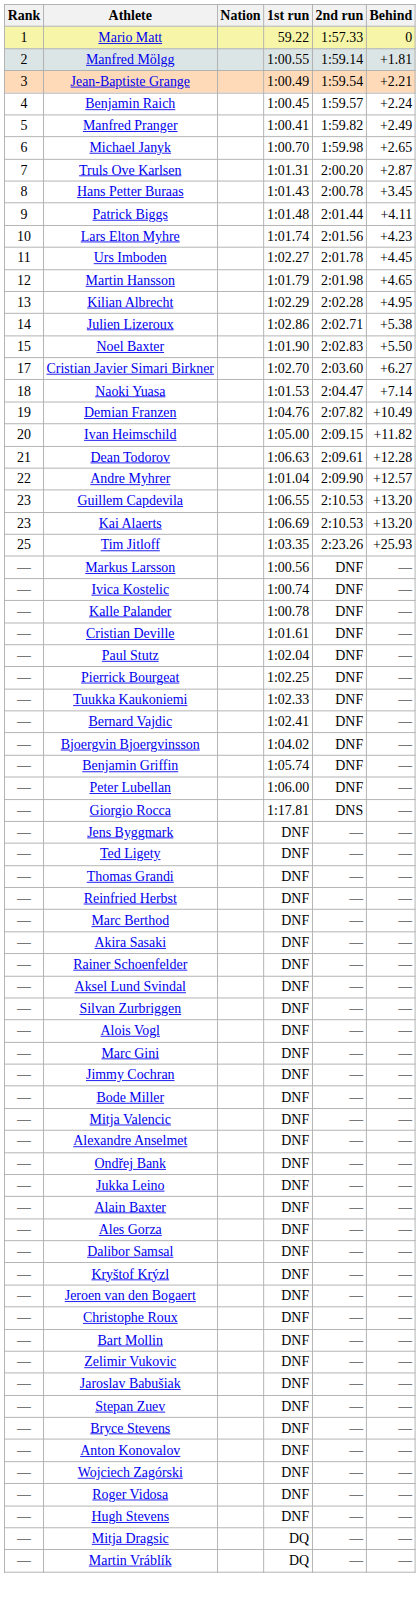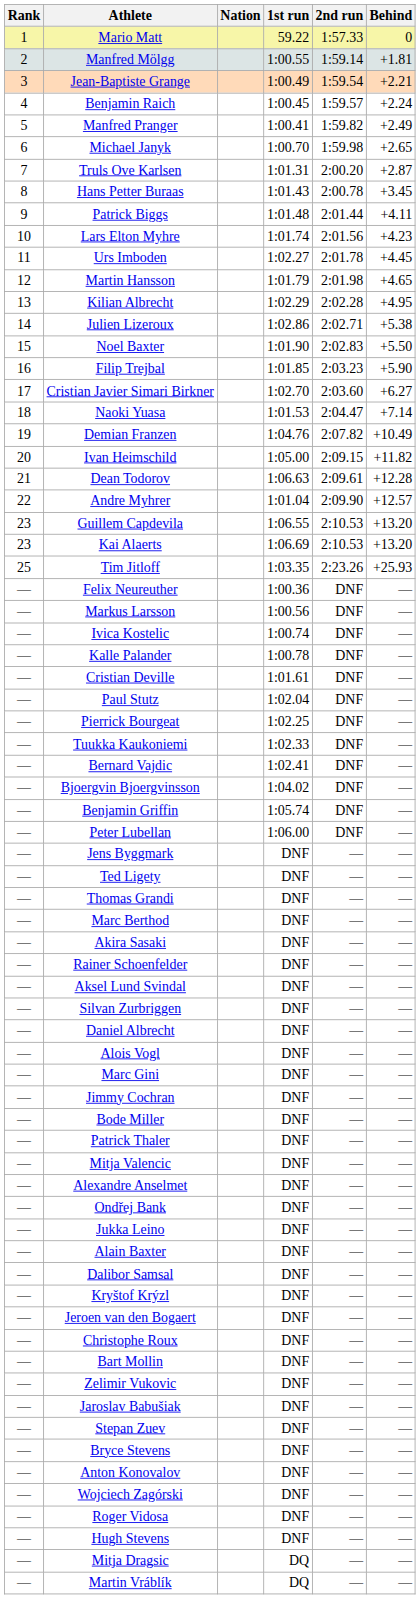+ row: (130, 368)
+ row: (130, 589)
- row: (130, 810)
- row: (130, 898)
+ row: (130, 1031)
+ row: (130, 1141)
- row: (130, 1229)
